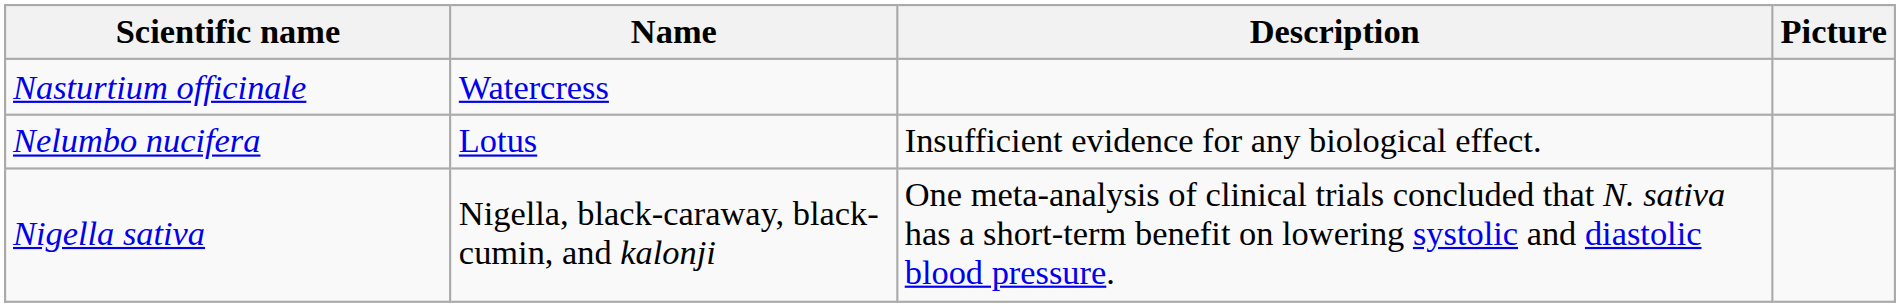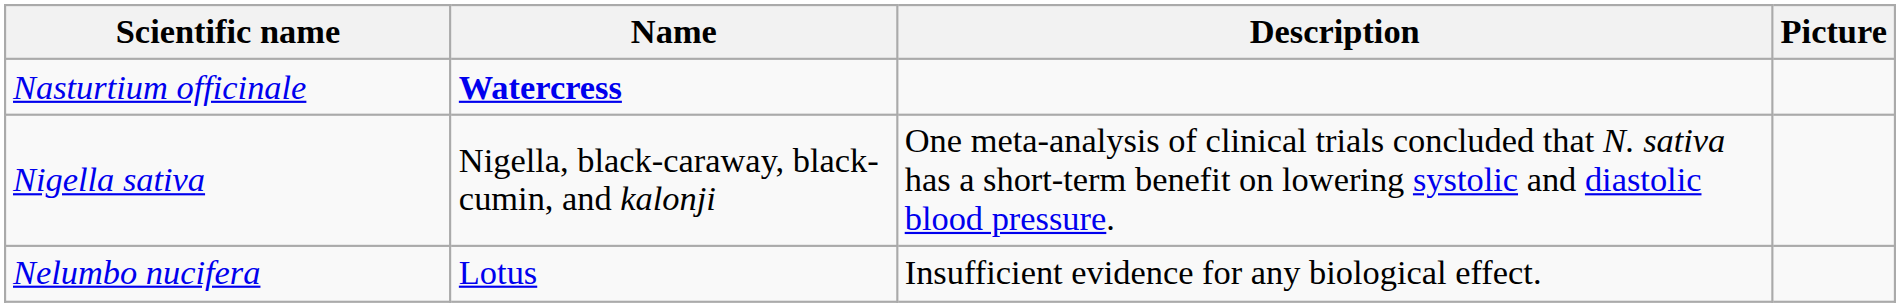(534, 86) normal -> (540, 86) bold
rows swapped: (137, 140) <-> (109, 234)
